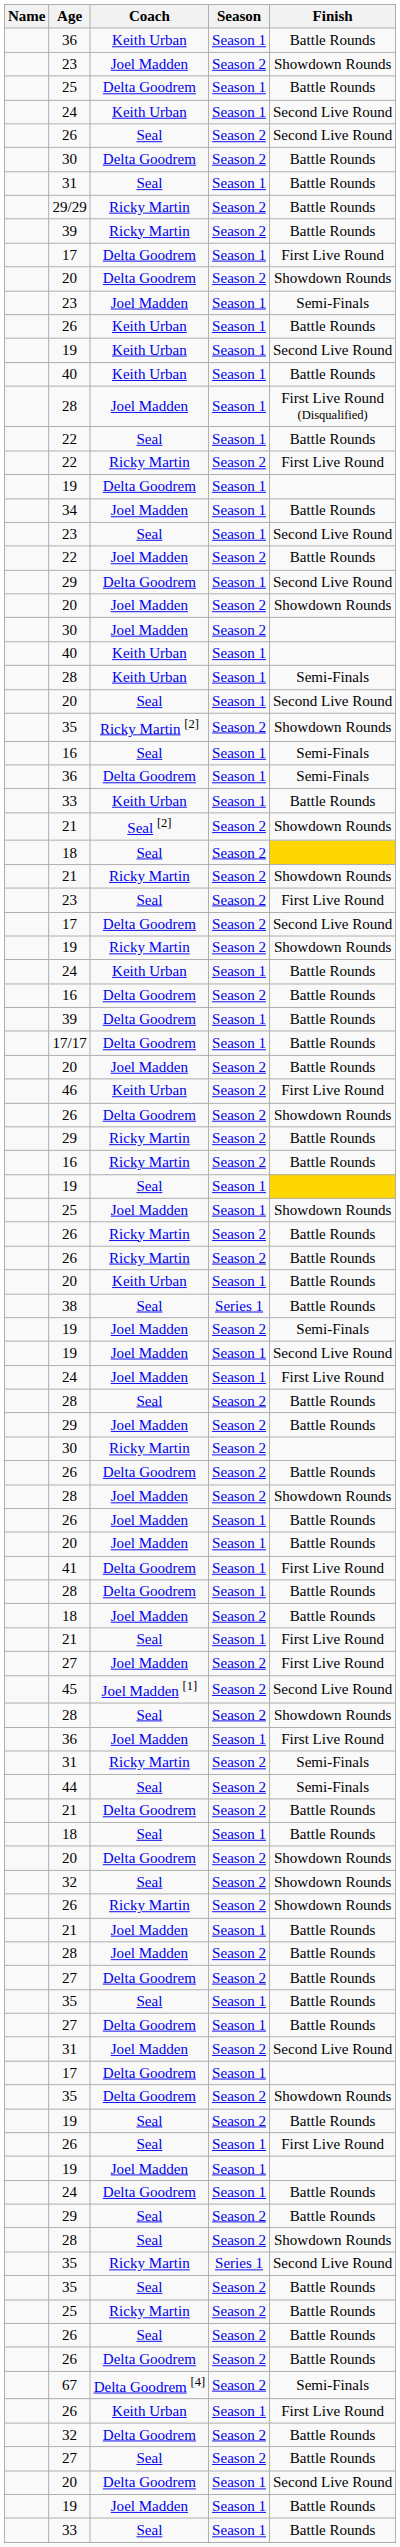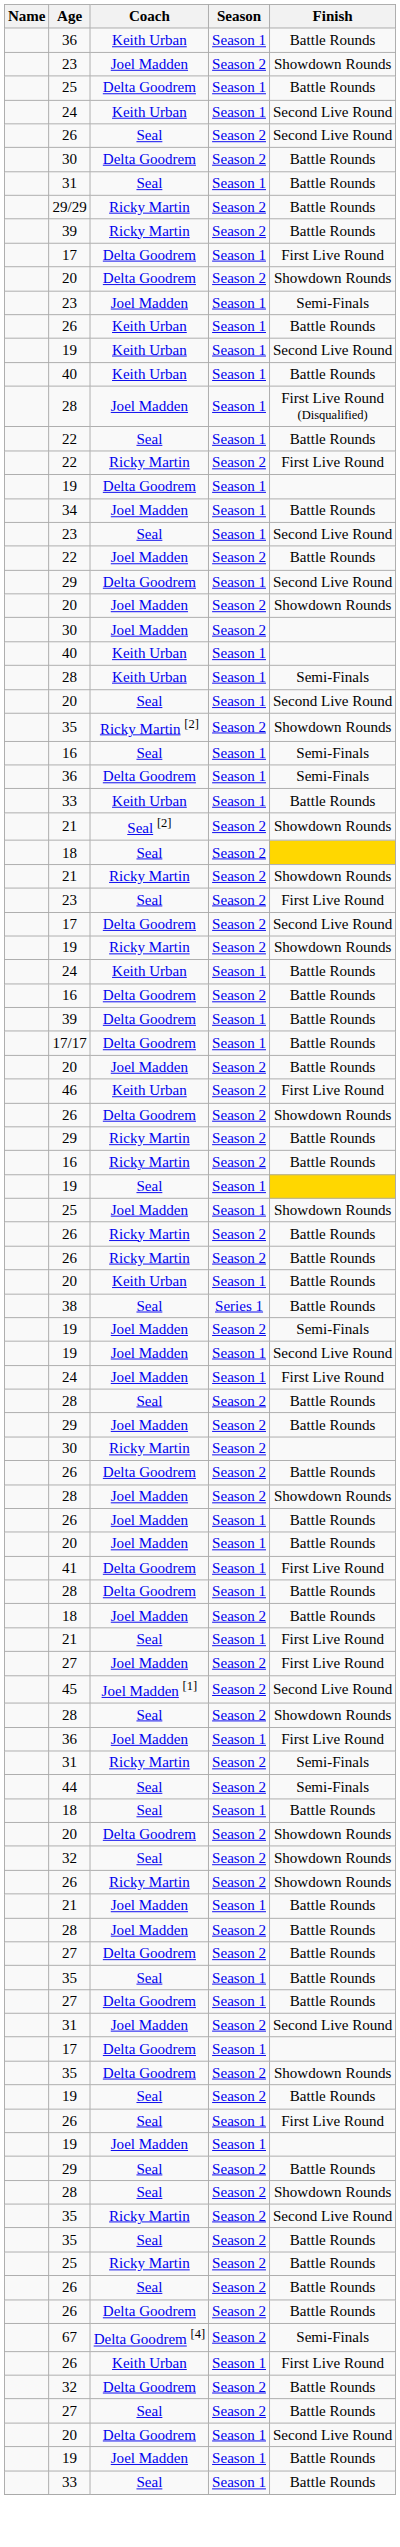- row: (70, 1810)
- row: (70, 2192)
(239, 2263) Series 1 -> (239, 2216) Season 2
